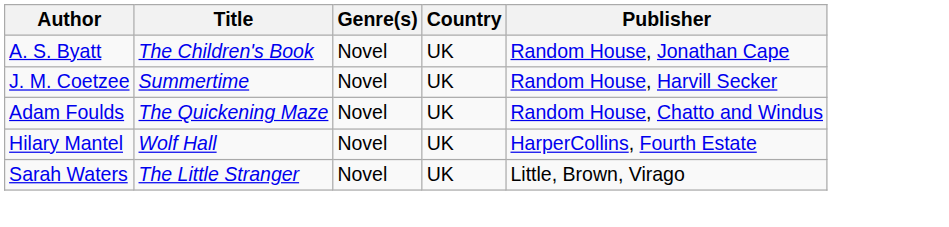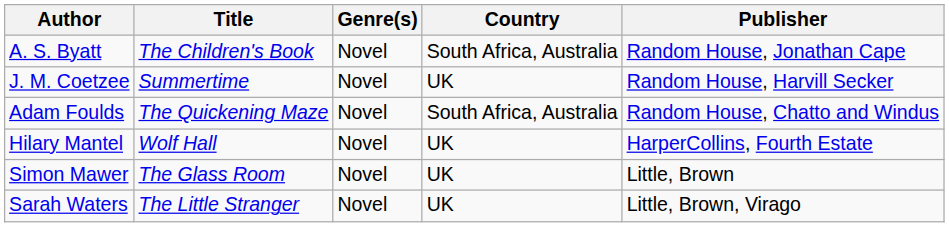(440, 50) UK -> (522, 50) South Africa, Australia
(440, 112) UK -> (522, 112) South Africa, Australia
+ row: (69, 174)
